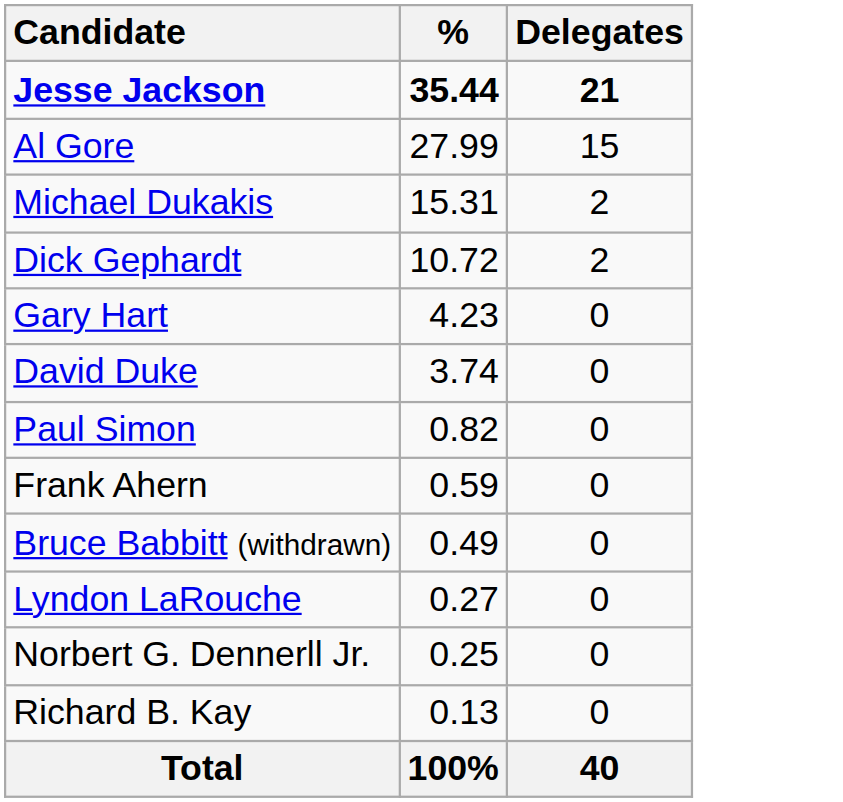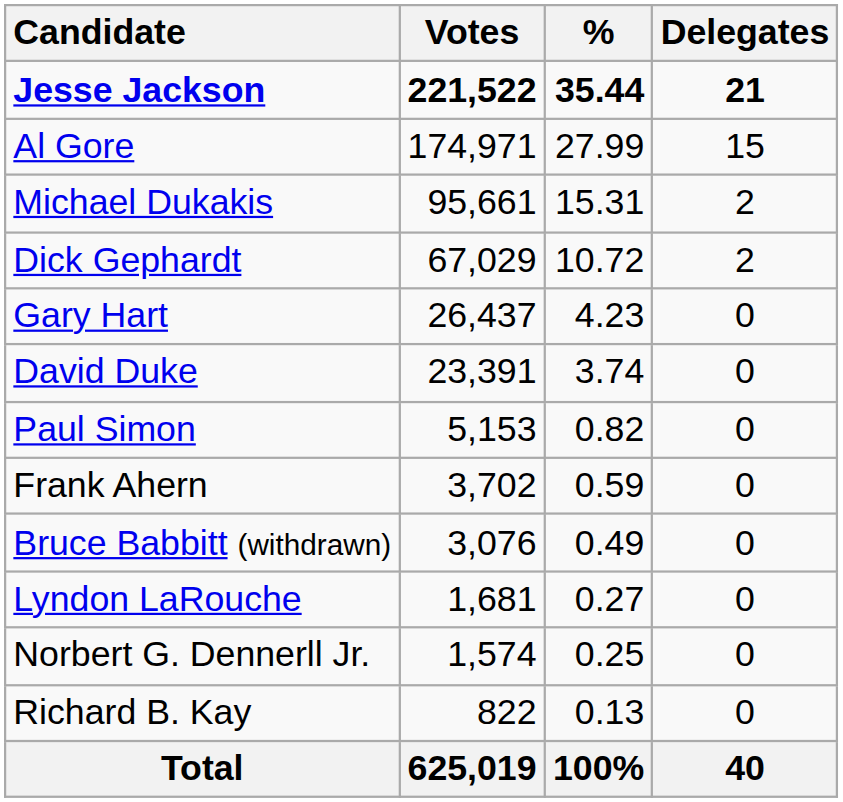+ column: (472, 32)
